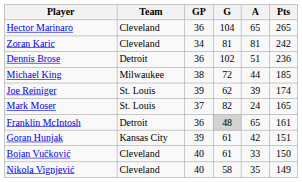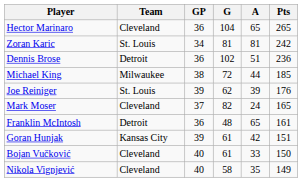(140, 43) Cleveland -> (137, 43) St. Louis
(284, 91) 174 -> (284, 91) 176
(137, 106) St. Louis -> (140, 106) Cleveland
(227, 122) lightgrey background -> (227, 122) no background
